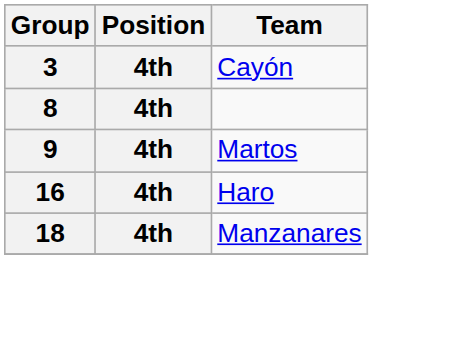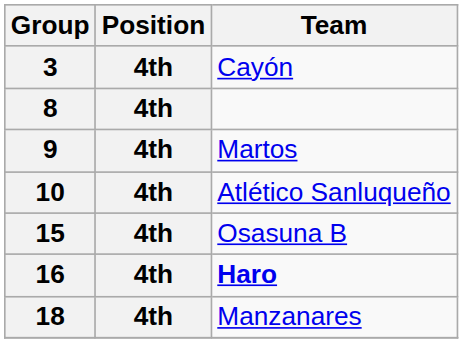+ row: (50, 191)
+ row: (50, 233)
(246, 191) normal -> (247, 274) bold
